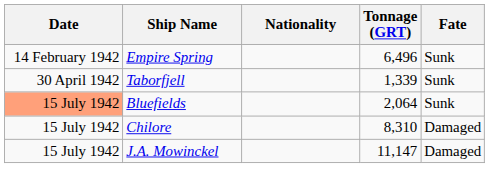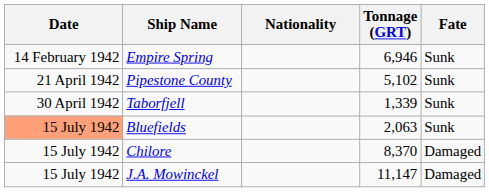(401, 56) 6,496 -> (401, 56) 6,946
+ row: (179, 80)
(401, 103) 2,064 -> (401, 127) 2,063
(401, 127) 8,310 -> (401, 151) 8,370
